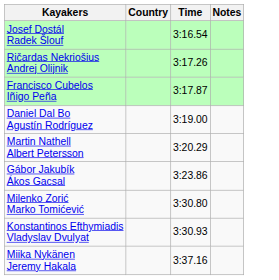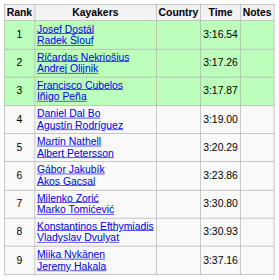+ column: (19, 12)
